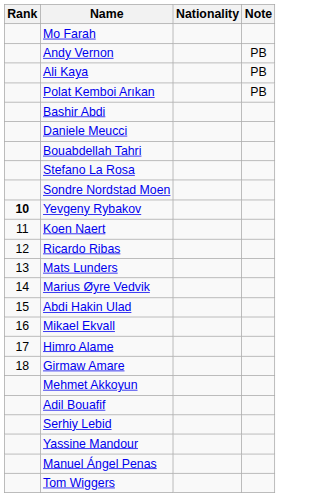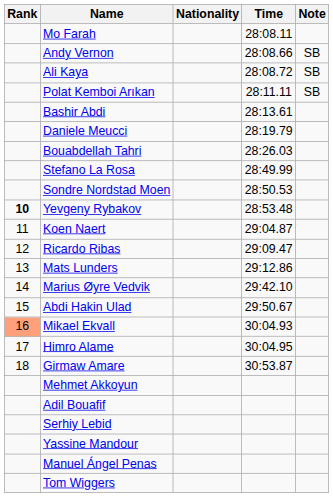+ column: (269, 14)
(258, 53) PB -> (312, 53) SB
(258, 72) PB -> (312, 72) SB
(258, 92) PB -> (312, 92) SB
(22, 326) no background -> (22, 326) lightsalmon background
